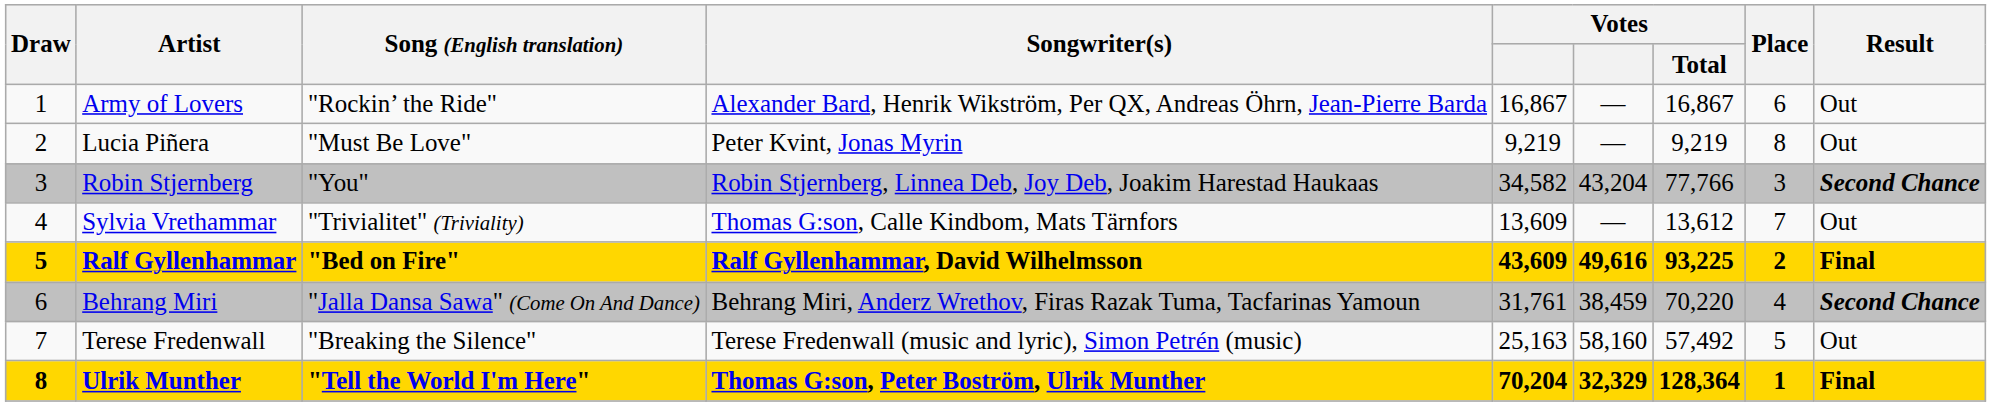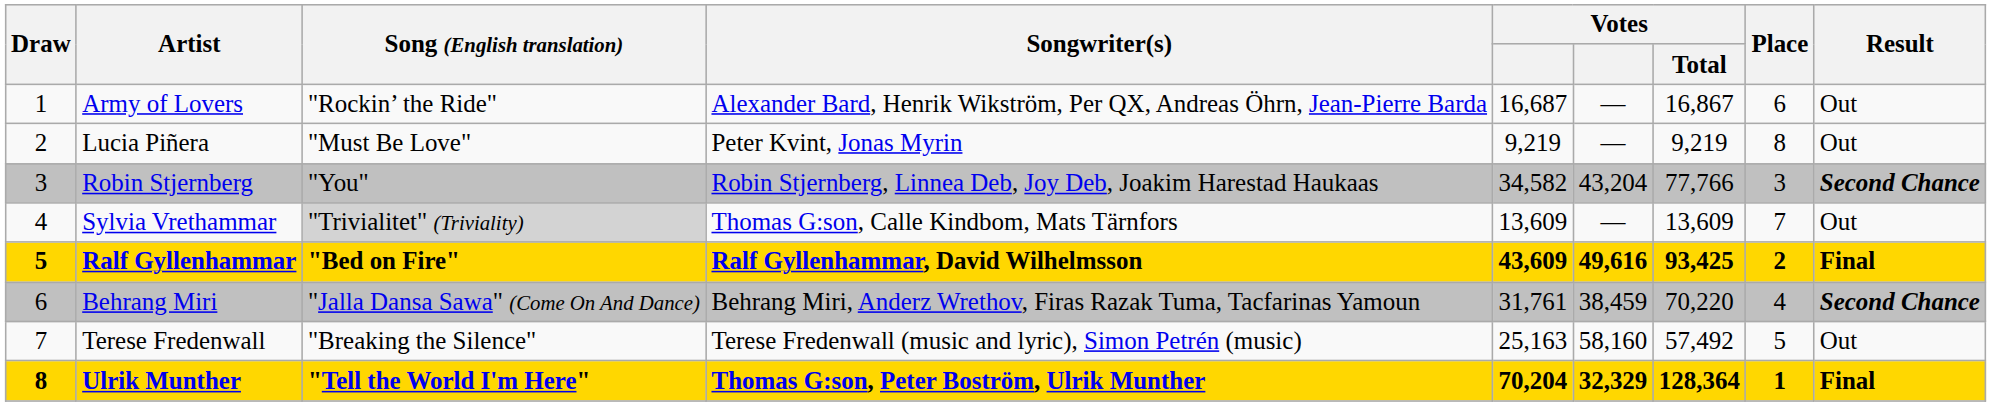(1533, 103) 16,867 -> (1533, 103) 16,687
(416, 222) no background -> (416, 222) lightgrey background
(1699, 222) 13,612 -> (1699, 222) 13,609
(1699, 261) 93,225 -> (1699, 261) 93,425
